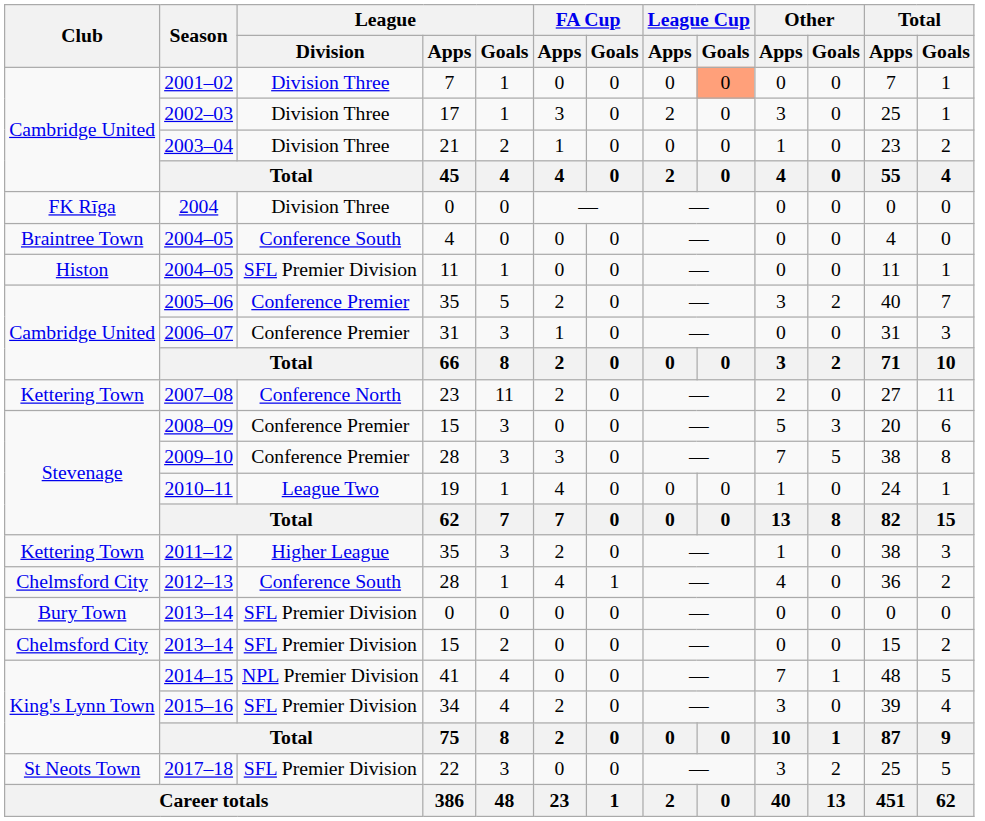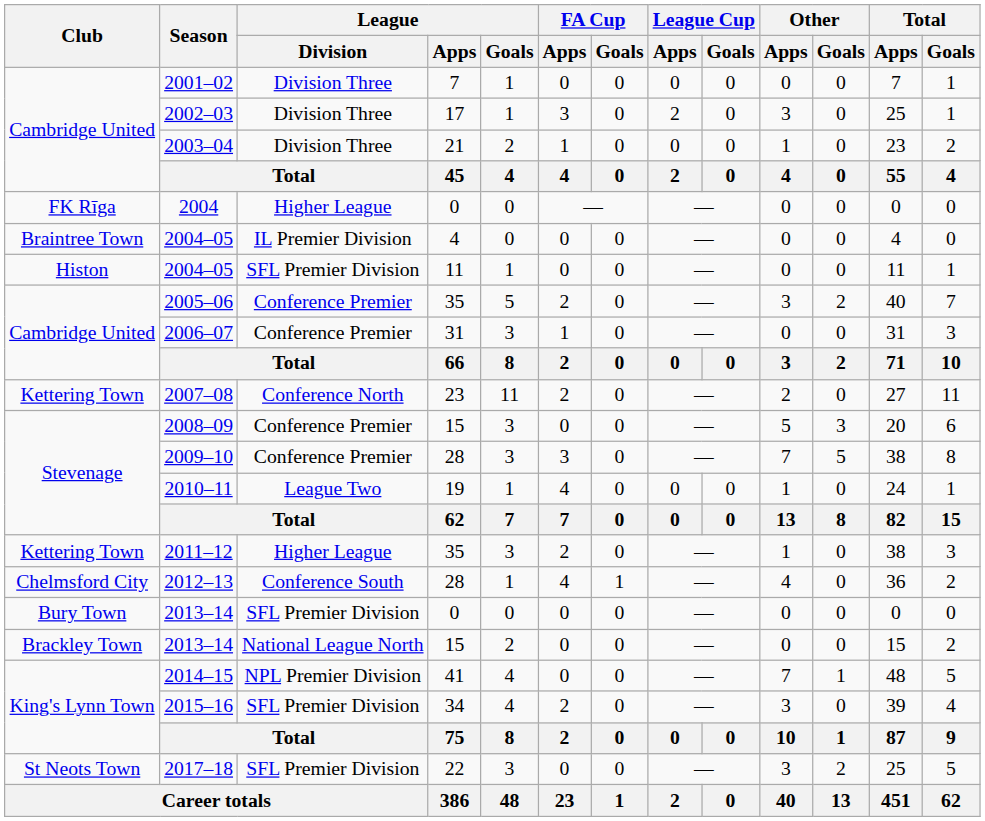(725, 82) lightsalmon background -> (730, 82) no background
(330, 207) Division Three -> (333, 207) Higher League
(330, 238) Conference South -> (333, 238) IL Premier Division
(82, 644) Chelmsford City -> (82, 644) Brackley Town
(330, 644) SFL Premier Division -> (333, 644) National League North
